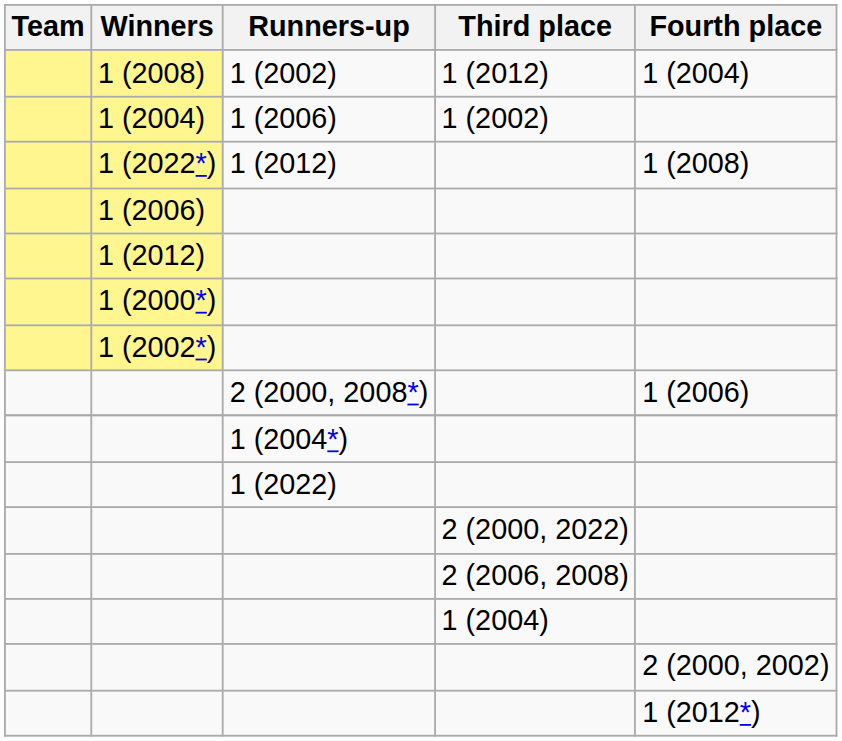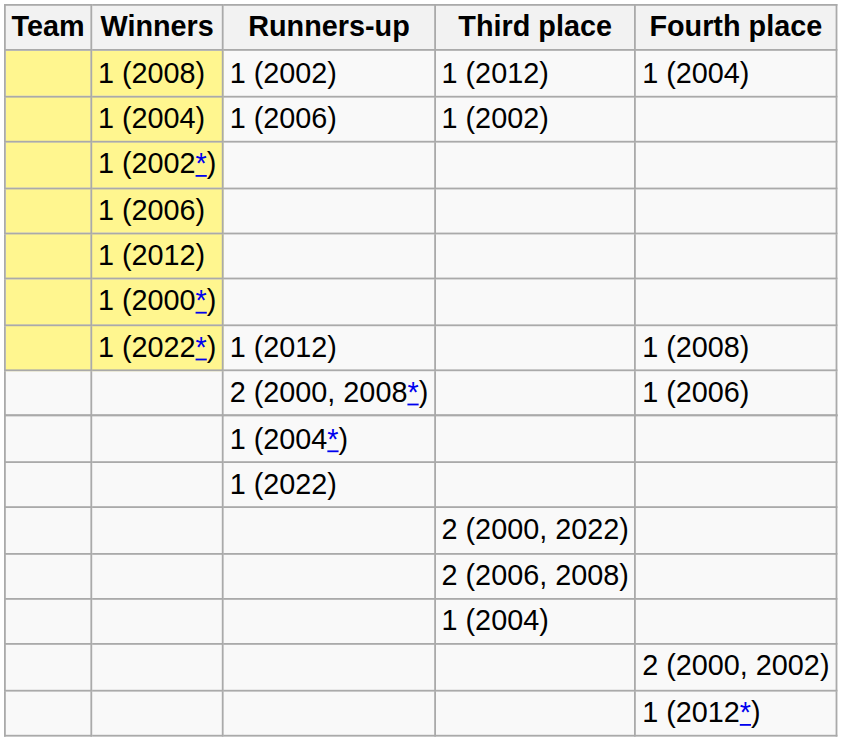rows swapped: (157, 164) <-> (157, 347)
